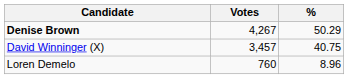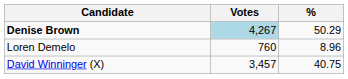(263, 30) no background -> (263, 30) lightblue background
rows swapped: (56, 47) <-> (41, 64)
